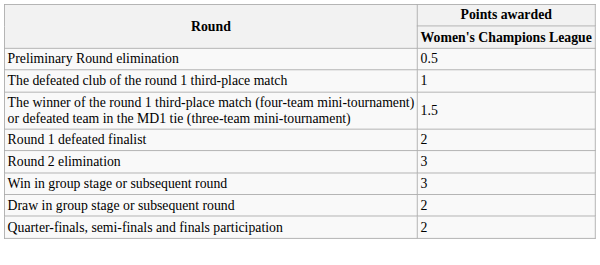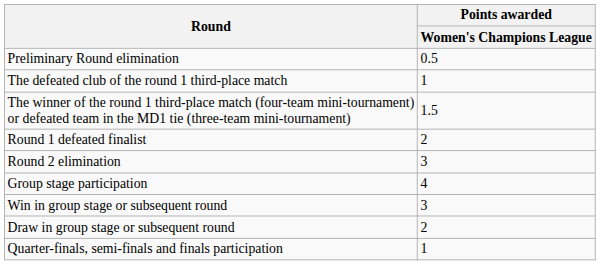+ row: (78, 183)
(424, 227) 2 -> (424, 249) 1
